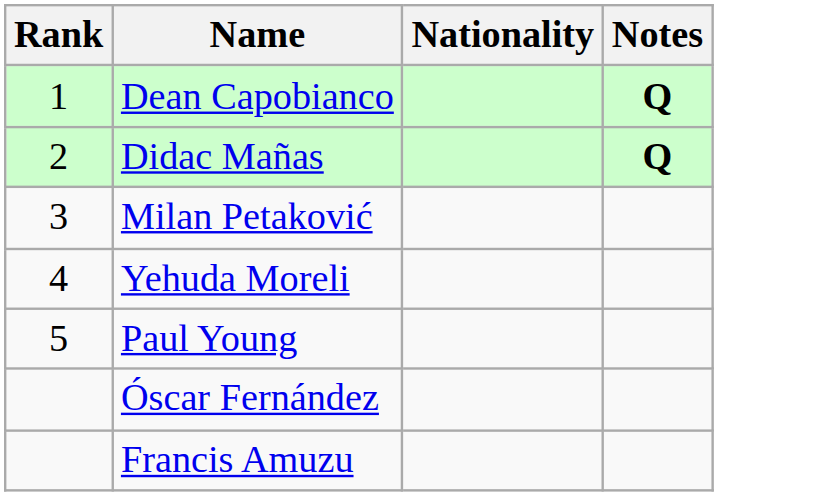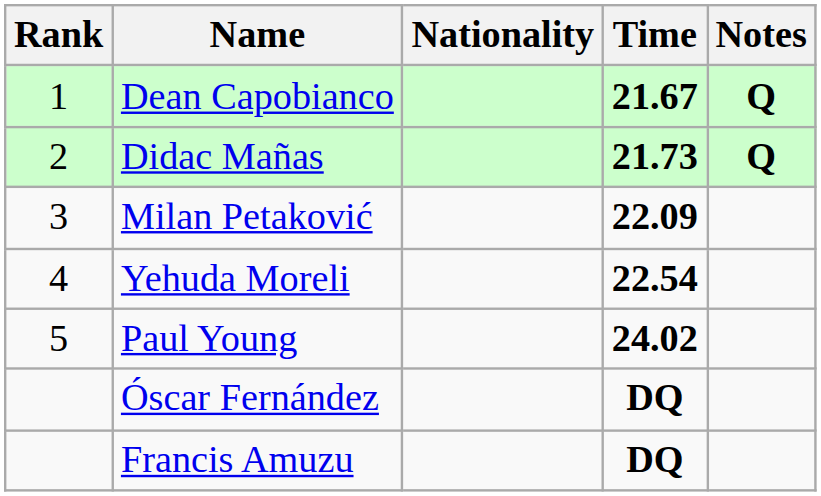+ column: (655, 34)
